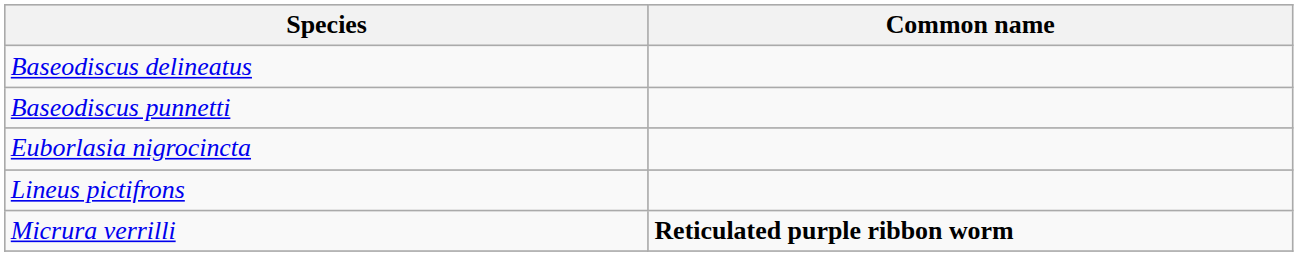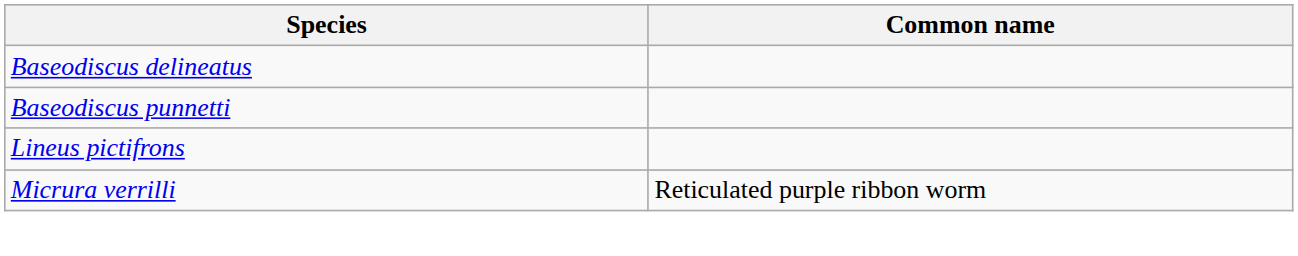- row: (131, 148)
(834, 230) bold -> (820, 189) normal
